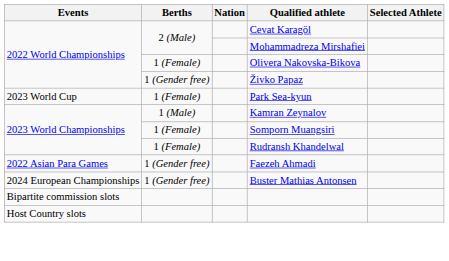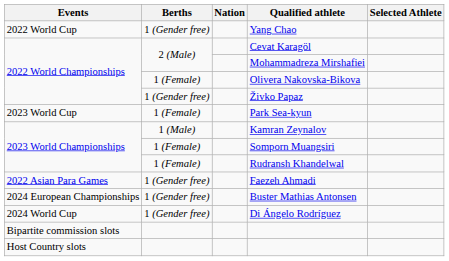+ row: (42, 29)
+ row: (42, 213)
